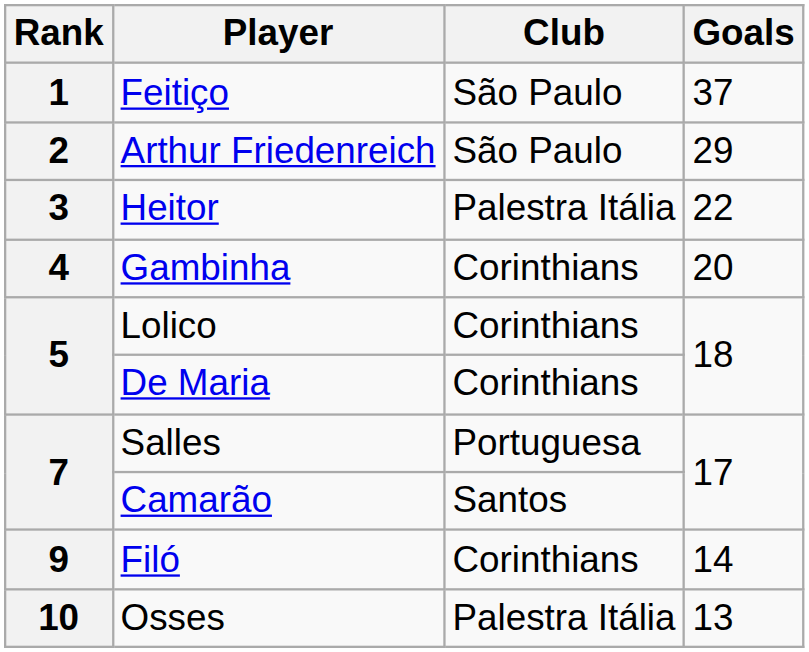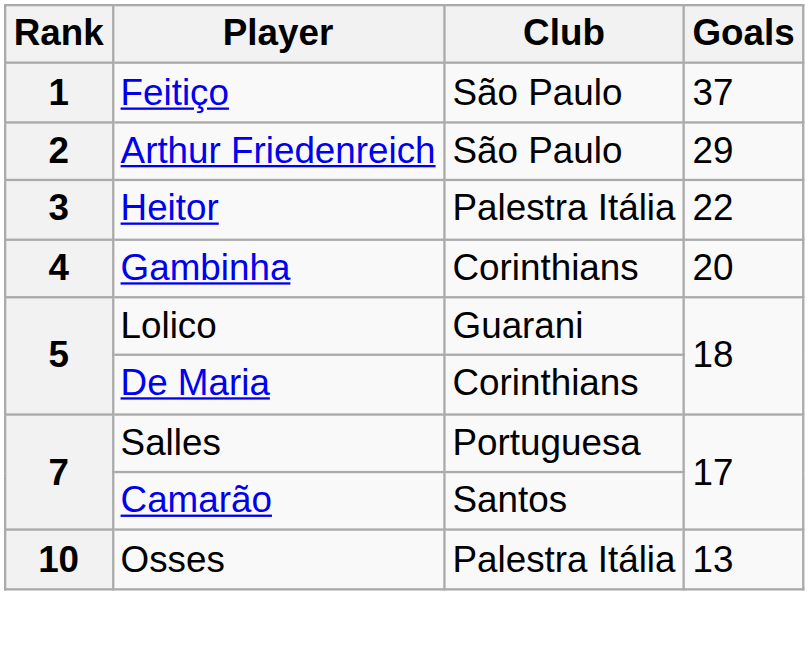(546, 325) Corinthians -> (518, 325) Guarani
- row: (150, 558)
